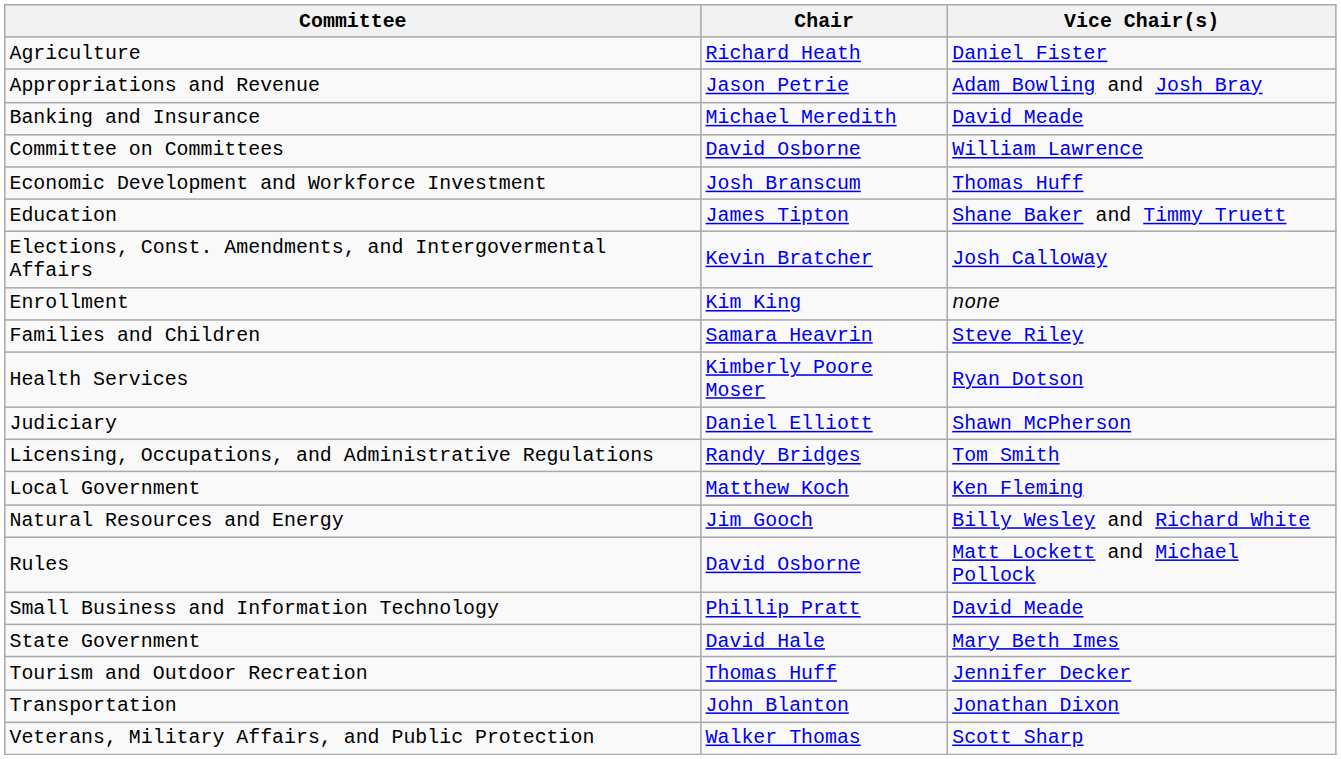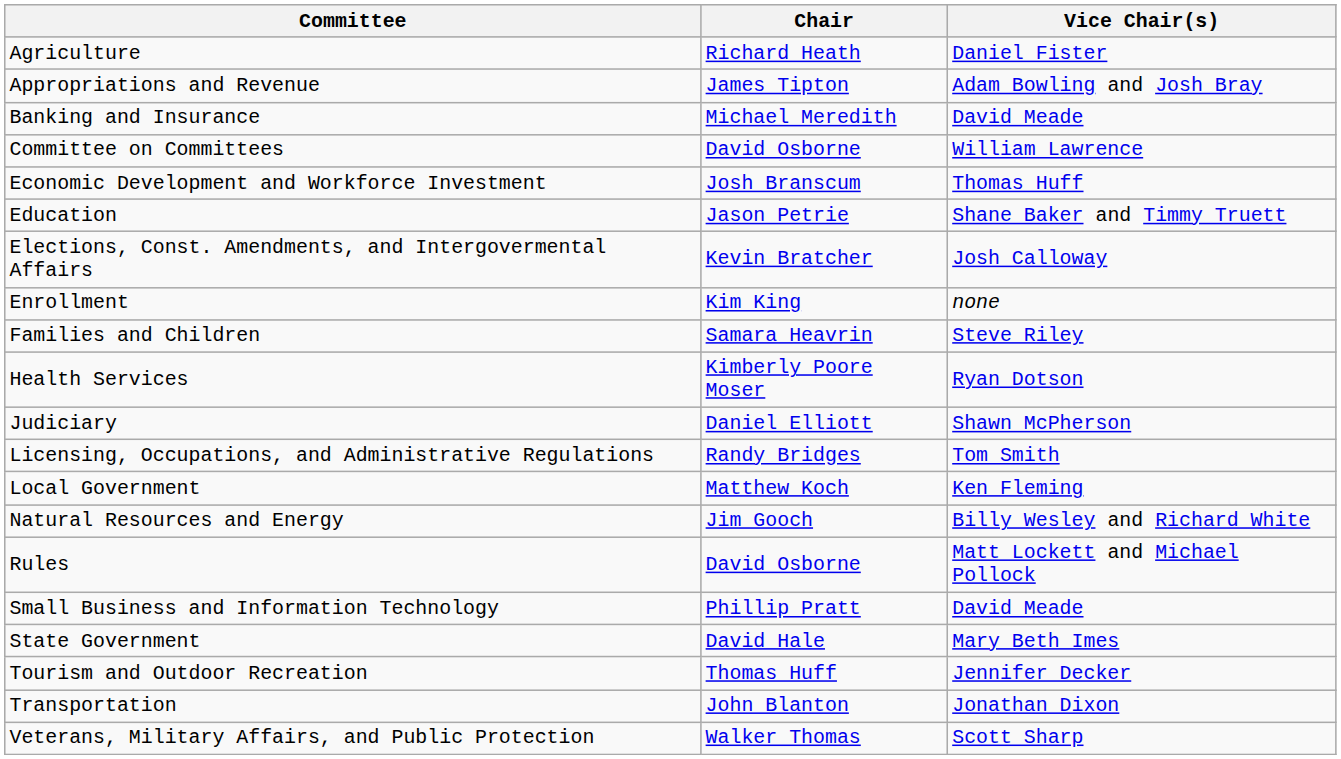(777, 86) Jason Petrie -> (777, 86) James Tipton
(777, 215) James Tipton -> (777, 215) Jason Petrie
